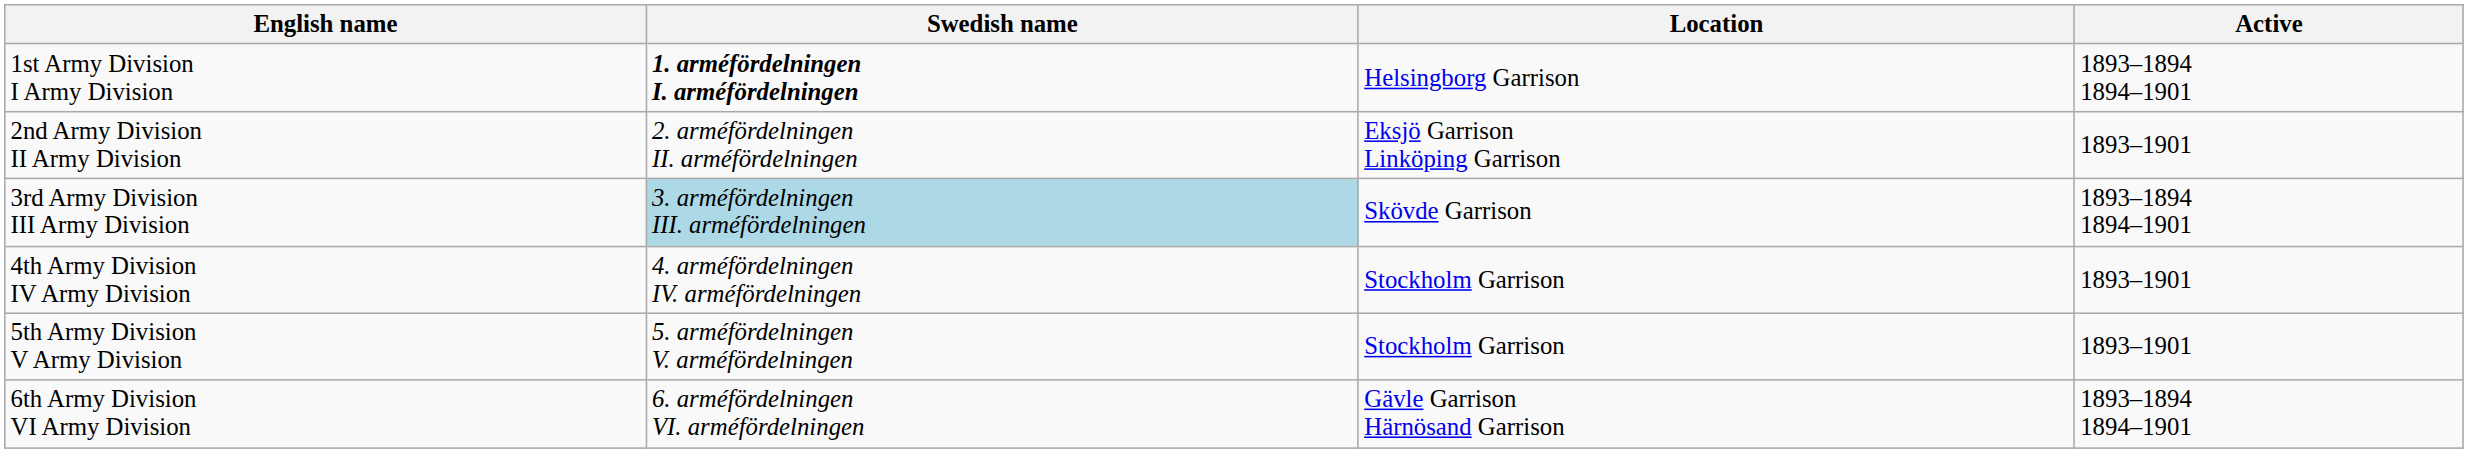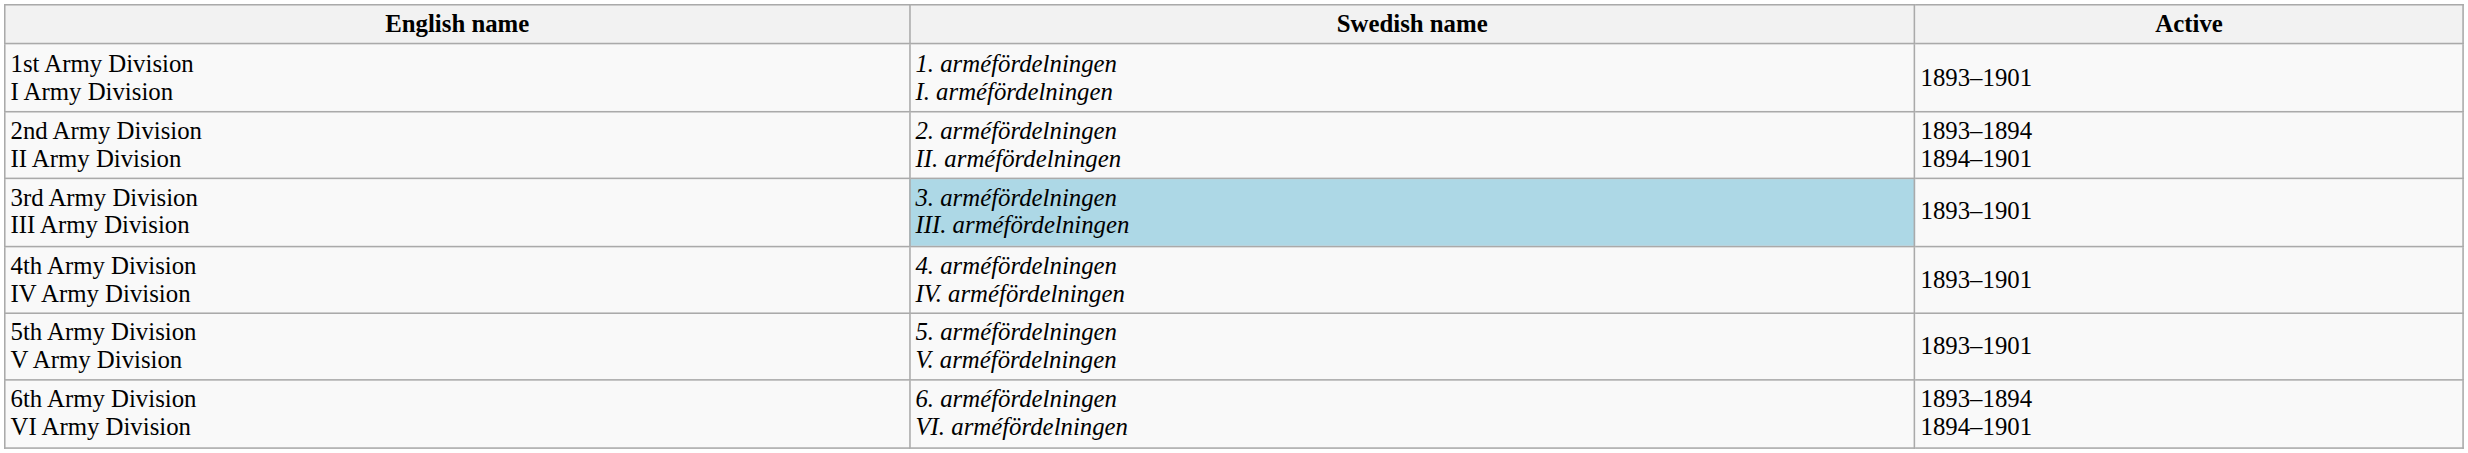- column: (1716, 24)
(757, 77) bold -> (1016, 77) normal
(2136, 77) 1893–1894 1894–1901 -> (1976, 77) 1893–1901
(2136, 144) 1893–1901 -> (1976, 144) 1893–1894 1894–1901
(2136, 211) 1893–1894 1894–1901 -> (1976, 211) 1893–1901
